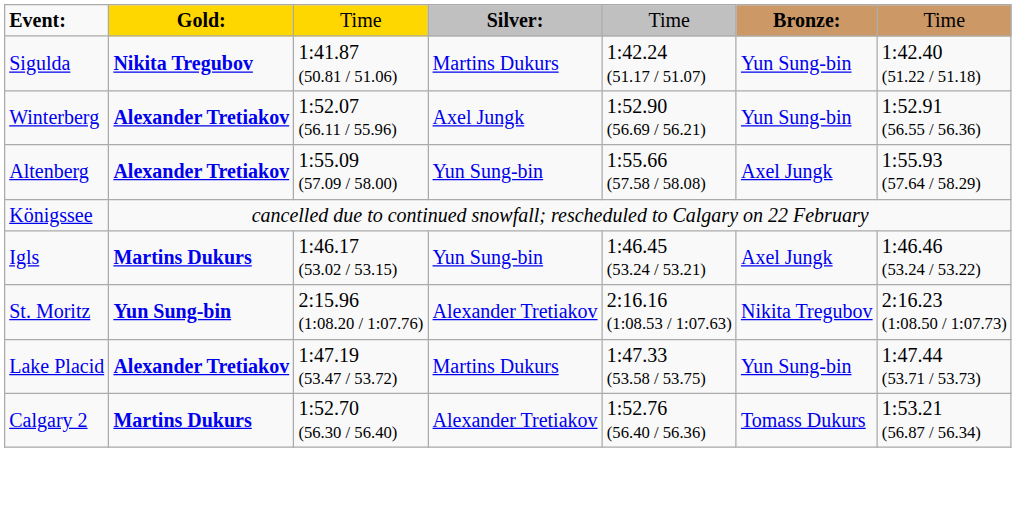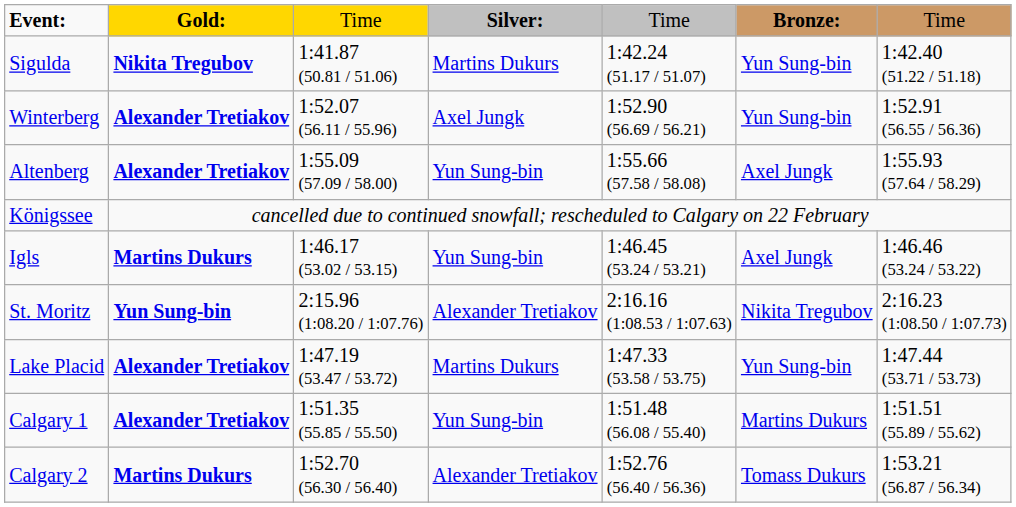+ row: (48, 420)
